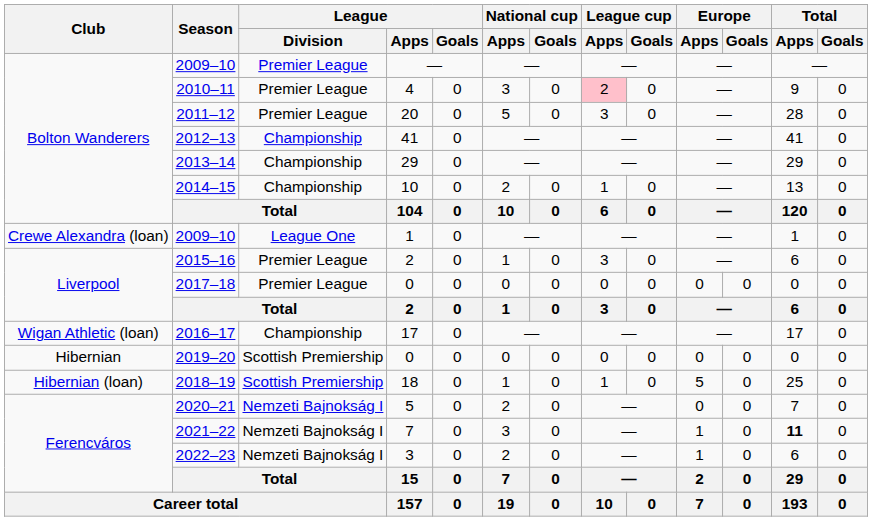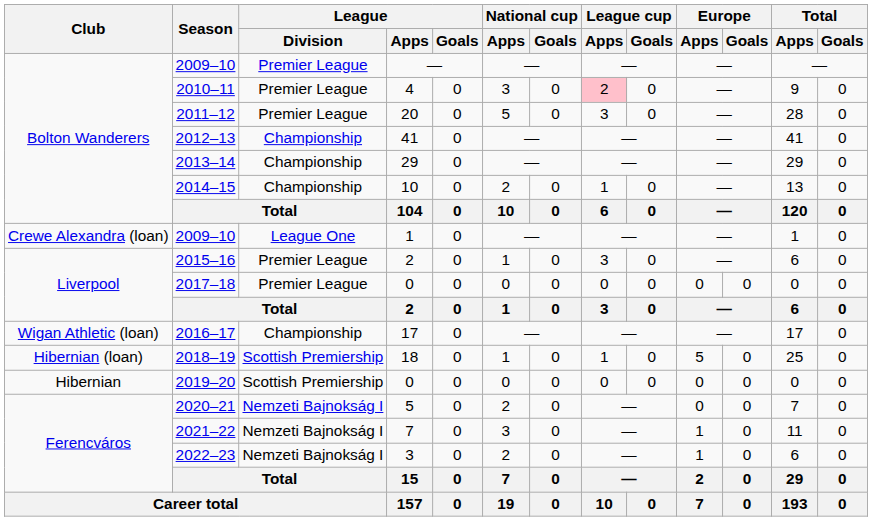rows swapped: (206, 382) <-> (206, 357)
(795, 430) bold -> (795, 430) normal
